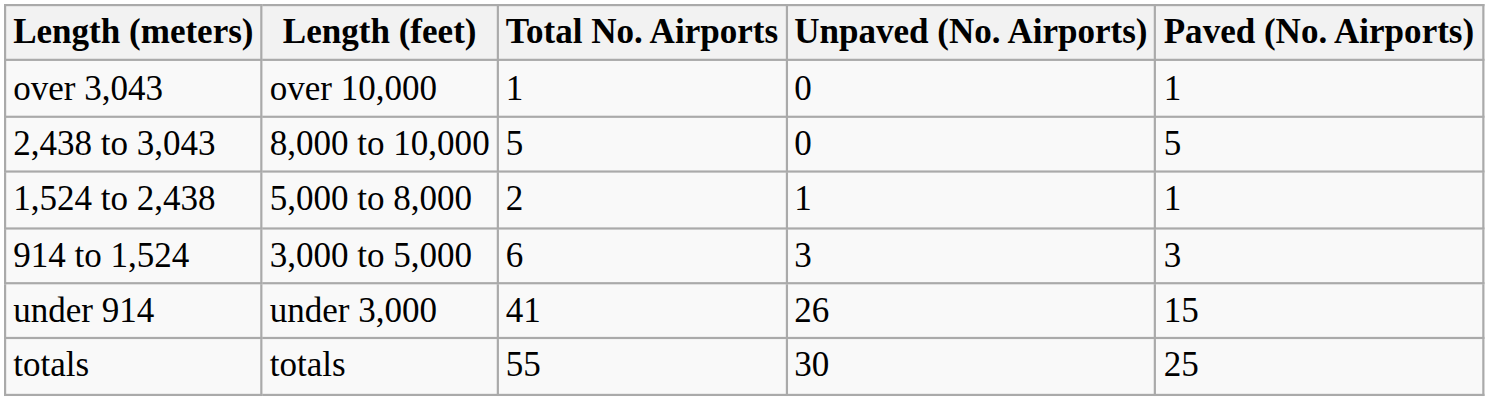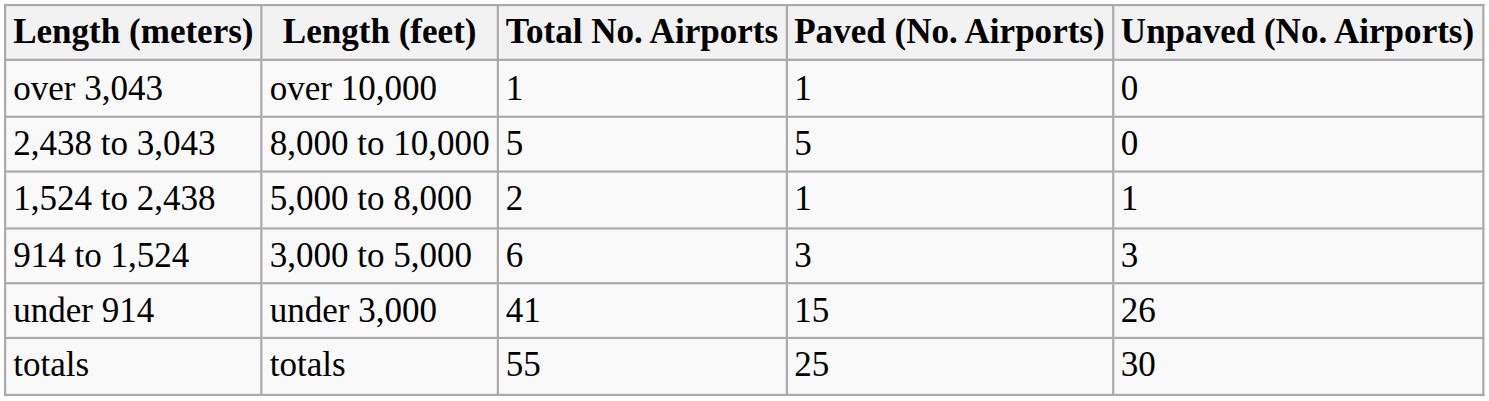columns swapped: (1319, 32) <-> (971, 32)
